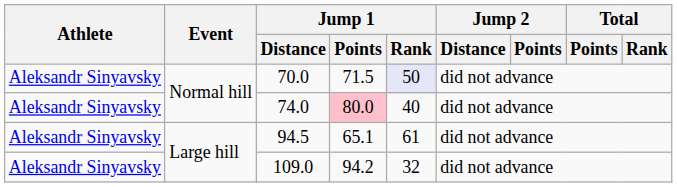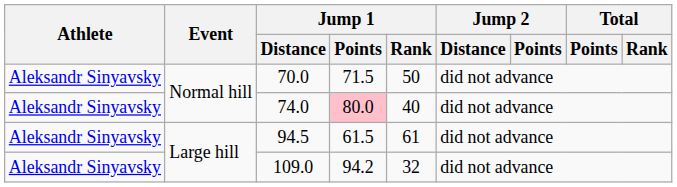(411, 78) lavender background -> (411, 78) no background
(358, 137) 65.1 -> (358, 137) 61.5
